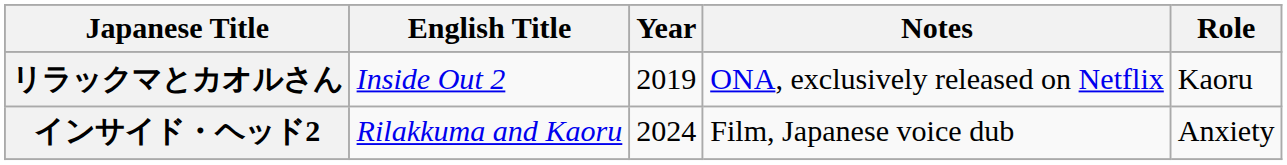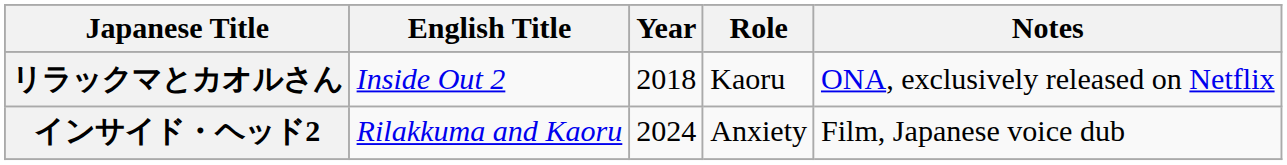columns swapped: (1226, 28) <-> (937, 28)
(666, 78) 2019 -> (666, 78) 2018
